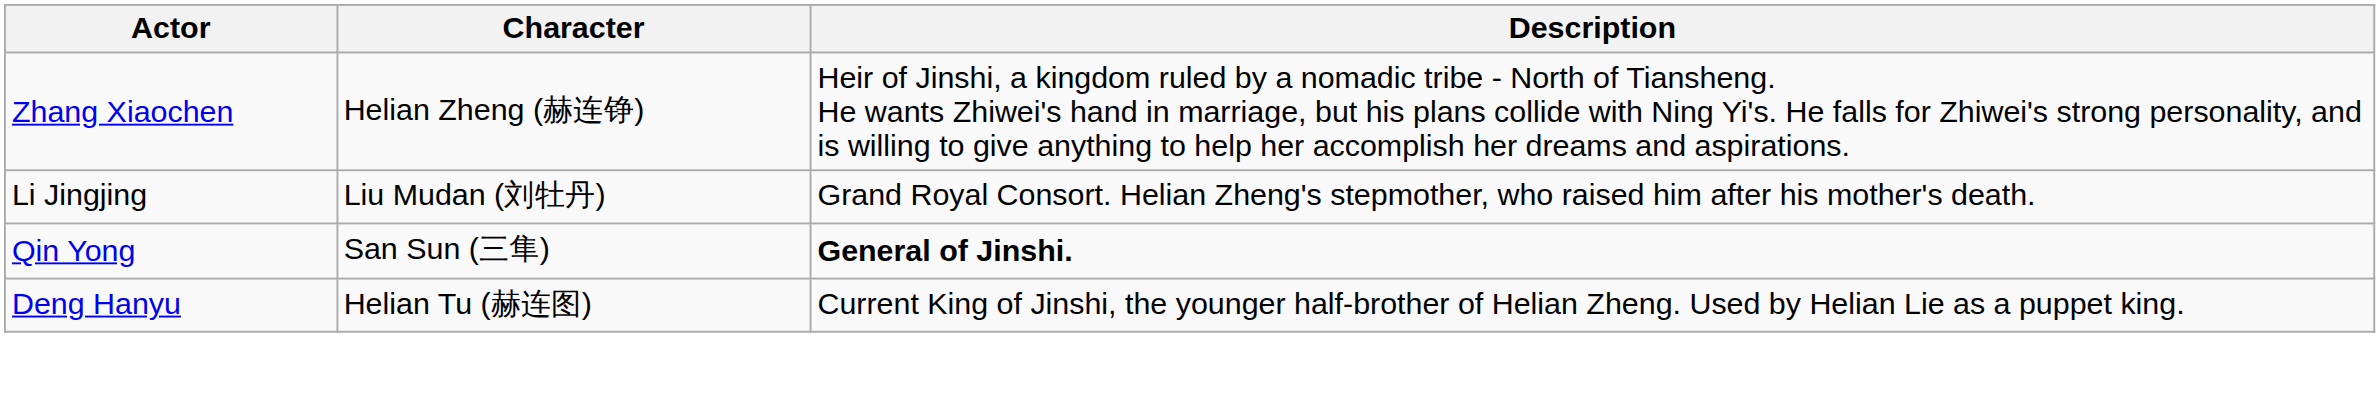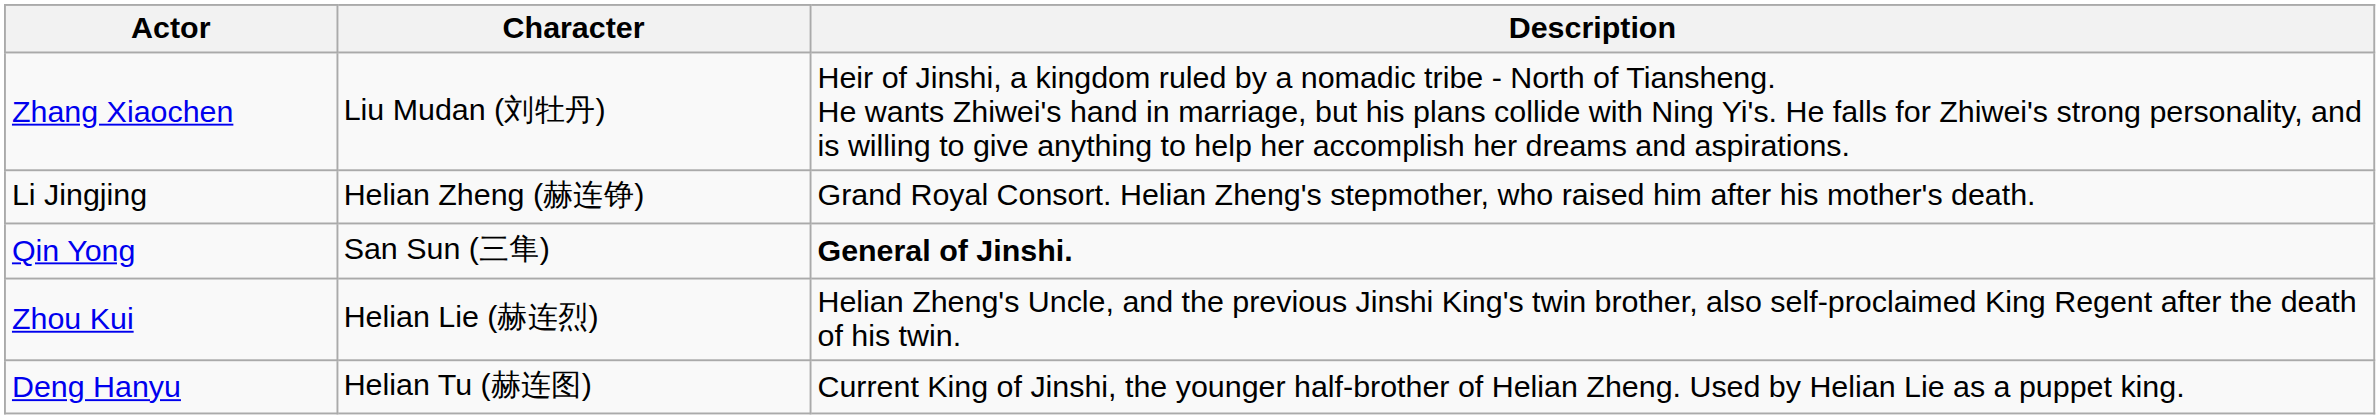(494, 110) Helian Zheng (赫连铮) -> (475, 110) Liu Mudan (刘牡丹)
(475, 195) Liu Mudan (刘牡丹) -> (494, 195) Helian Zheng (赫连铮)
+ row: (73, 318)
